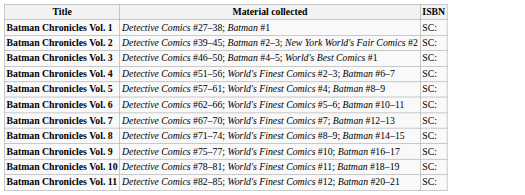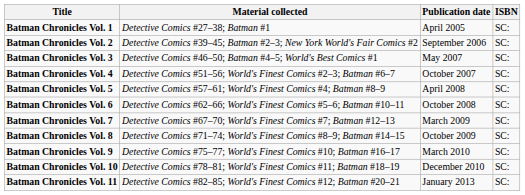+ column: (456, 12)
